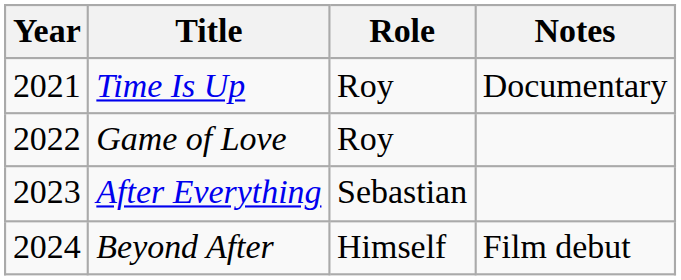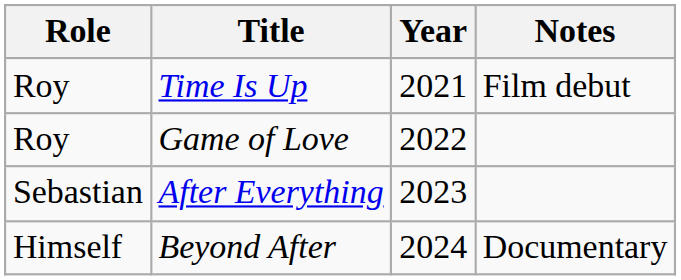columns swapped: (47, 31) <-> (402, 31)
(575, 85) Documentary -> (557, 85) Film debut
(557, 246) Film debut -> (575, 246) Documentary
